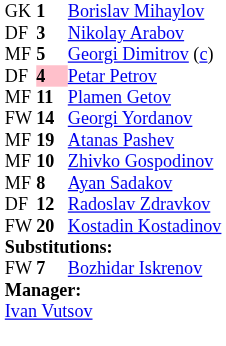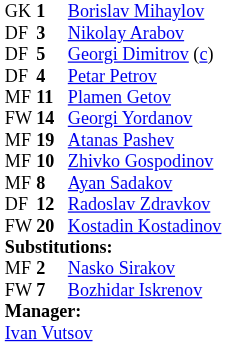(18, 54) MF -> (16, 54) DF
(41, 75) pink background -> (41, 75) no background
+ row: (121, 268)
